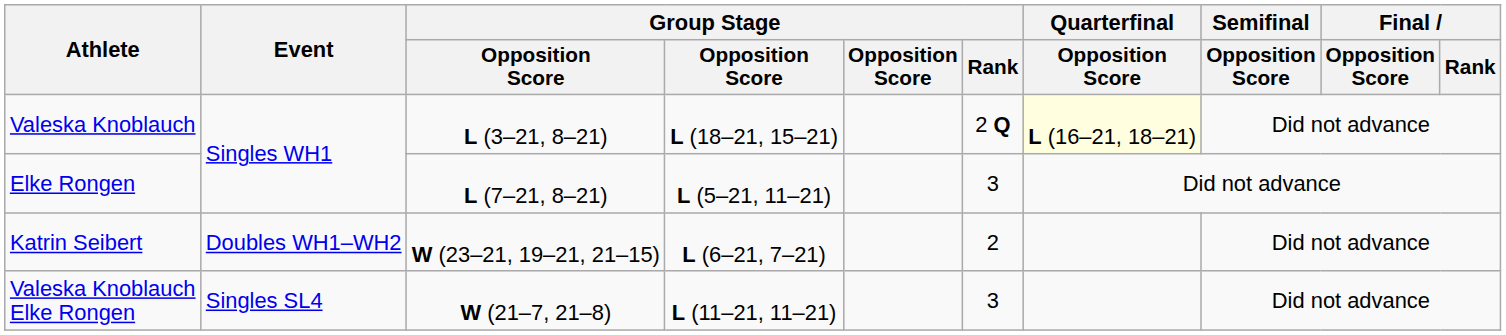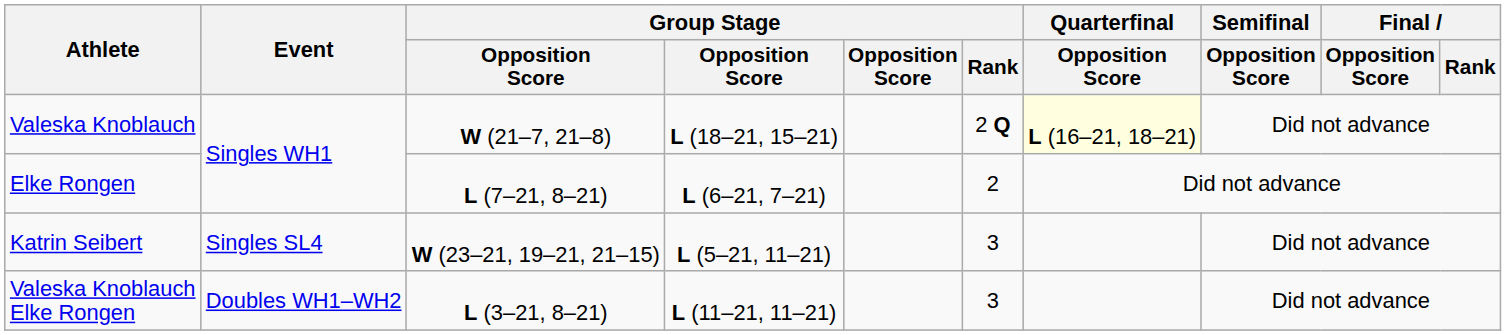(536, 137) L (3–21, 8–21) -> (536, 137) W (21–7, 21–8)
(754, 196) L (5–21, 11–21) -> (754, 196) L (6–21, 7–21)
(993, 184) 3 -> (993, 184) 2
(304, 242) Doubles WH1–WH2 -> (264, 242) Singles SL4
(754, 255) L (6–21, 7–21) -> (754, 255) L (5–21, 11–21)
(993, 242) 2 -> (993, 242) 3
(264, 301) Singles SL4 -> (304, 301) Doubles WH1–WH2
(536, 313) W (21–7, 21–8) -> (536, 313) L (3–21, 8–21)
